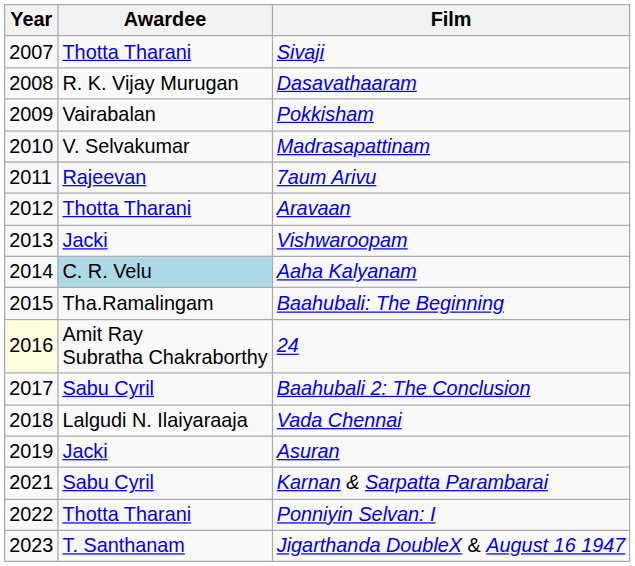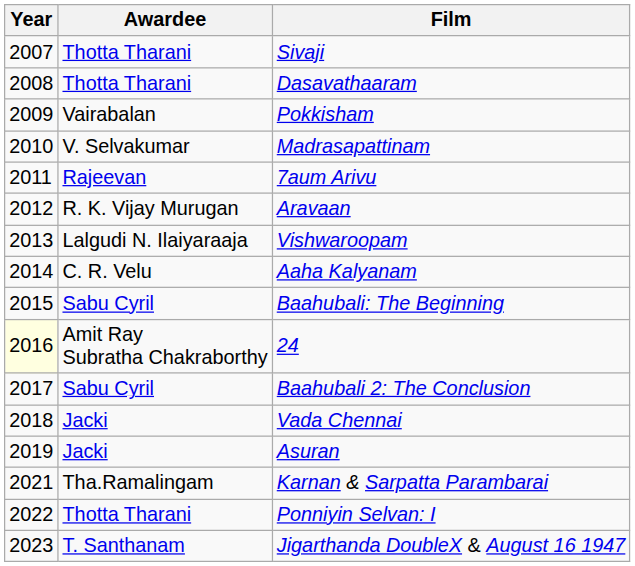(151, 83) R. K. Vijay Murugan -> (127, 83) Thotta Tharani
(127, 209) Thotta Tharani -> (151, 209) R. K. Vijay Murugan
(85, 240) Jacki -> (155, 240) Lalgudi N. Ilaiyaraaja
(107, 271) lightblue background -> (107, 271) no background
(138, 303) Tha.Ramalingam -> (108, 303) Sabu Cyril
(155, 420) Lalgudi N. Ilaiyaraaja -> (85, 420) Jacki
(108, 483) Sabu Cyril -> (138, 483) Tha.Ramalingam
